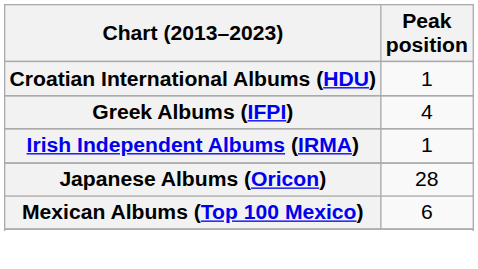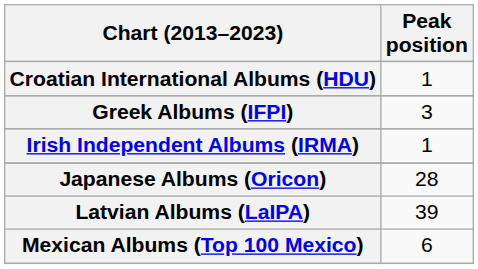(427, 111) 4 -> (427, 111) 3
+ row: (193, 212)
